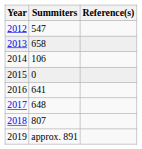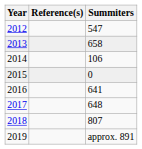columns swapped: (55, 12) <-> (108, 12)
